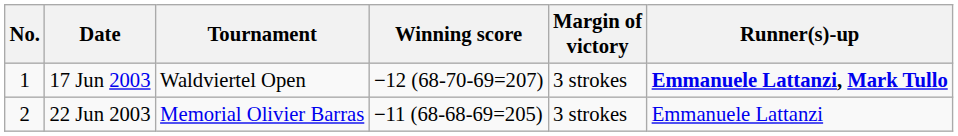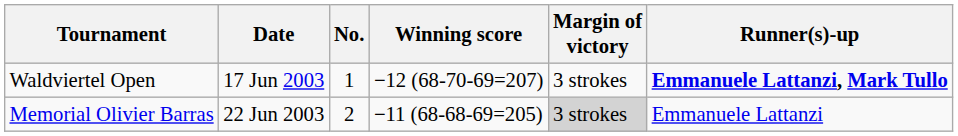columns swapped: (25, 33) <-> (262, 33)
(590, 114) no background -> (590, 114) lightgrey background
